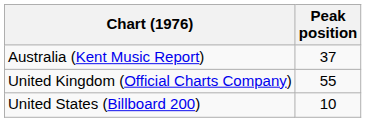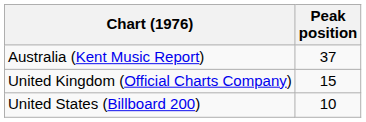(328, 81) 55 -> (328, 81) 15
